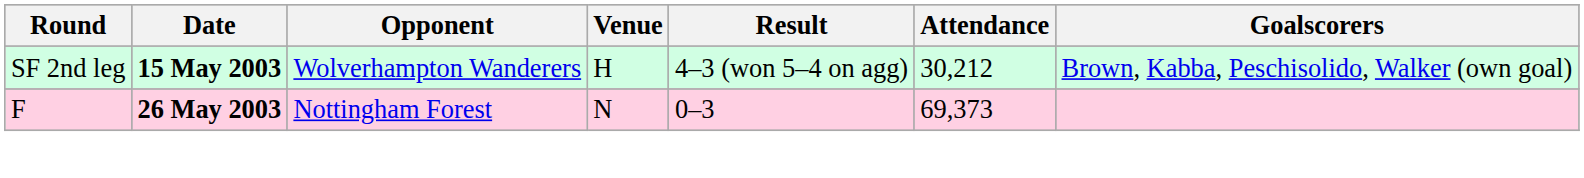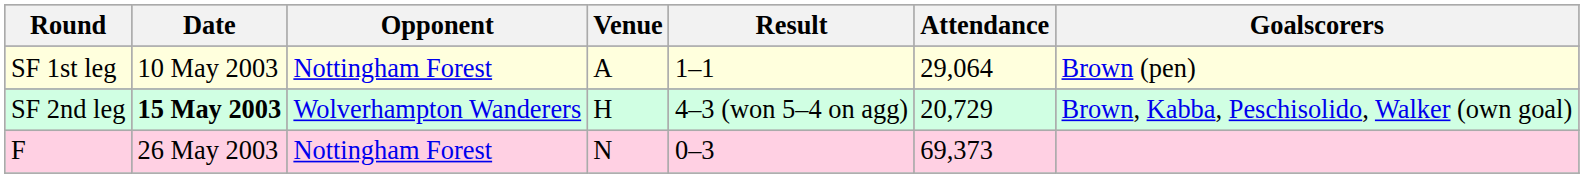+ row: (64, 67)
(957, 67) 30,212 -> (957, 109) 20,729
(209, 109) bold -> (208, 151) normal
